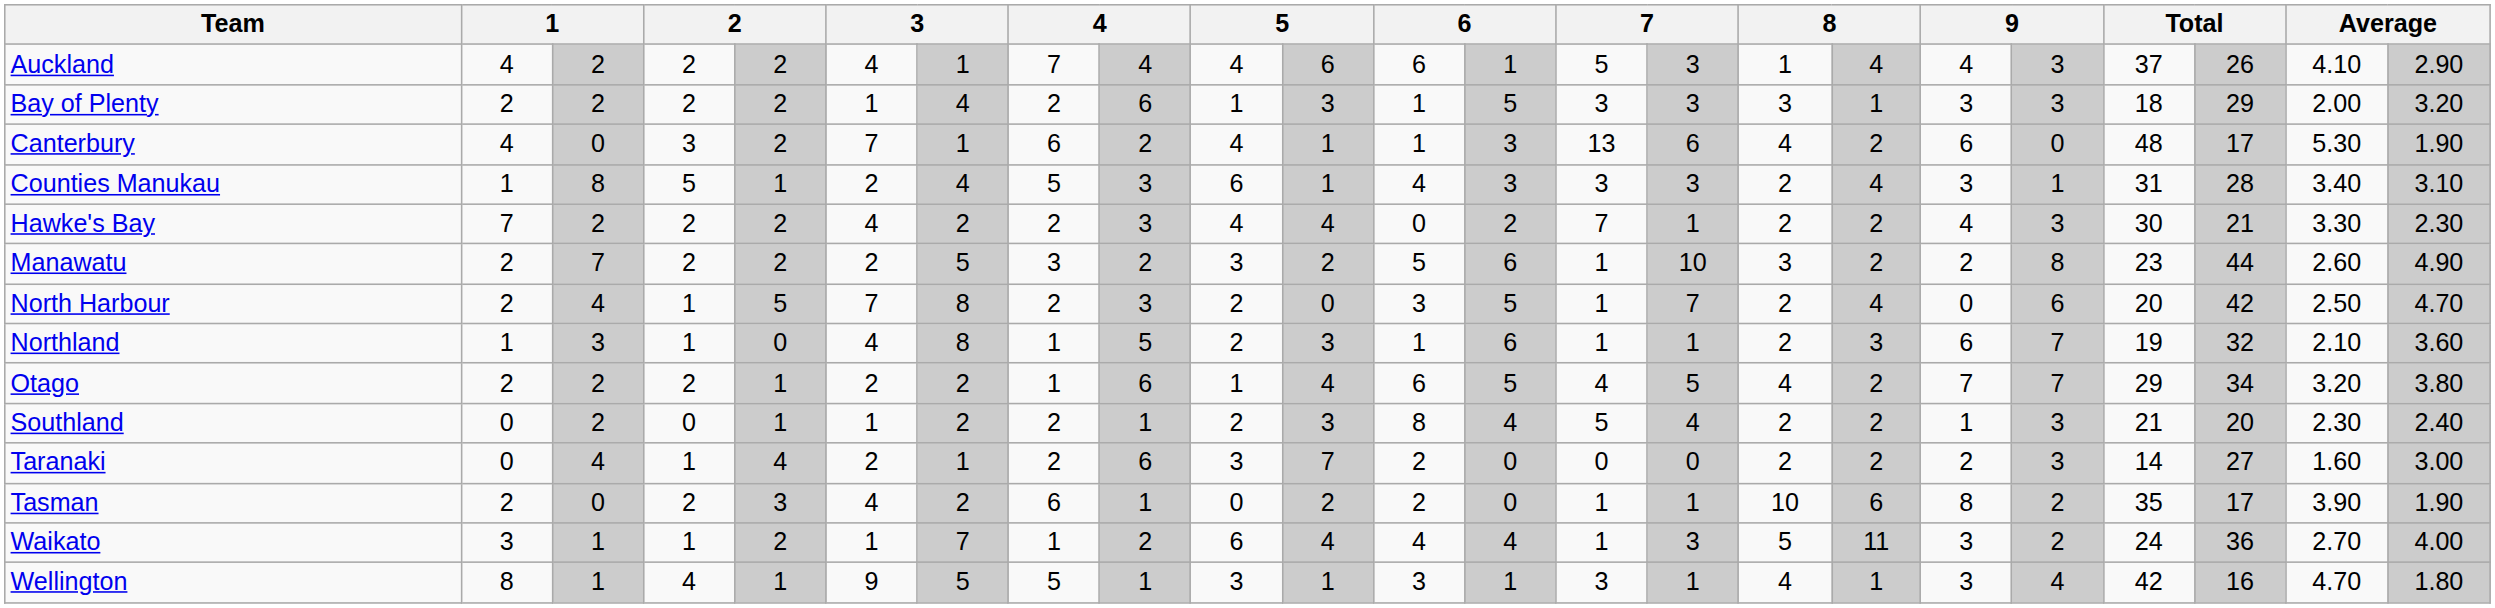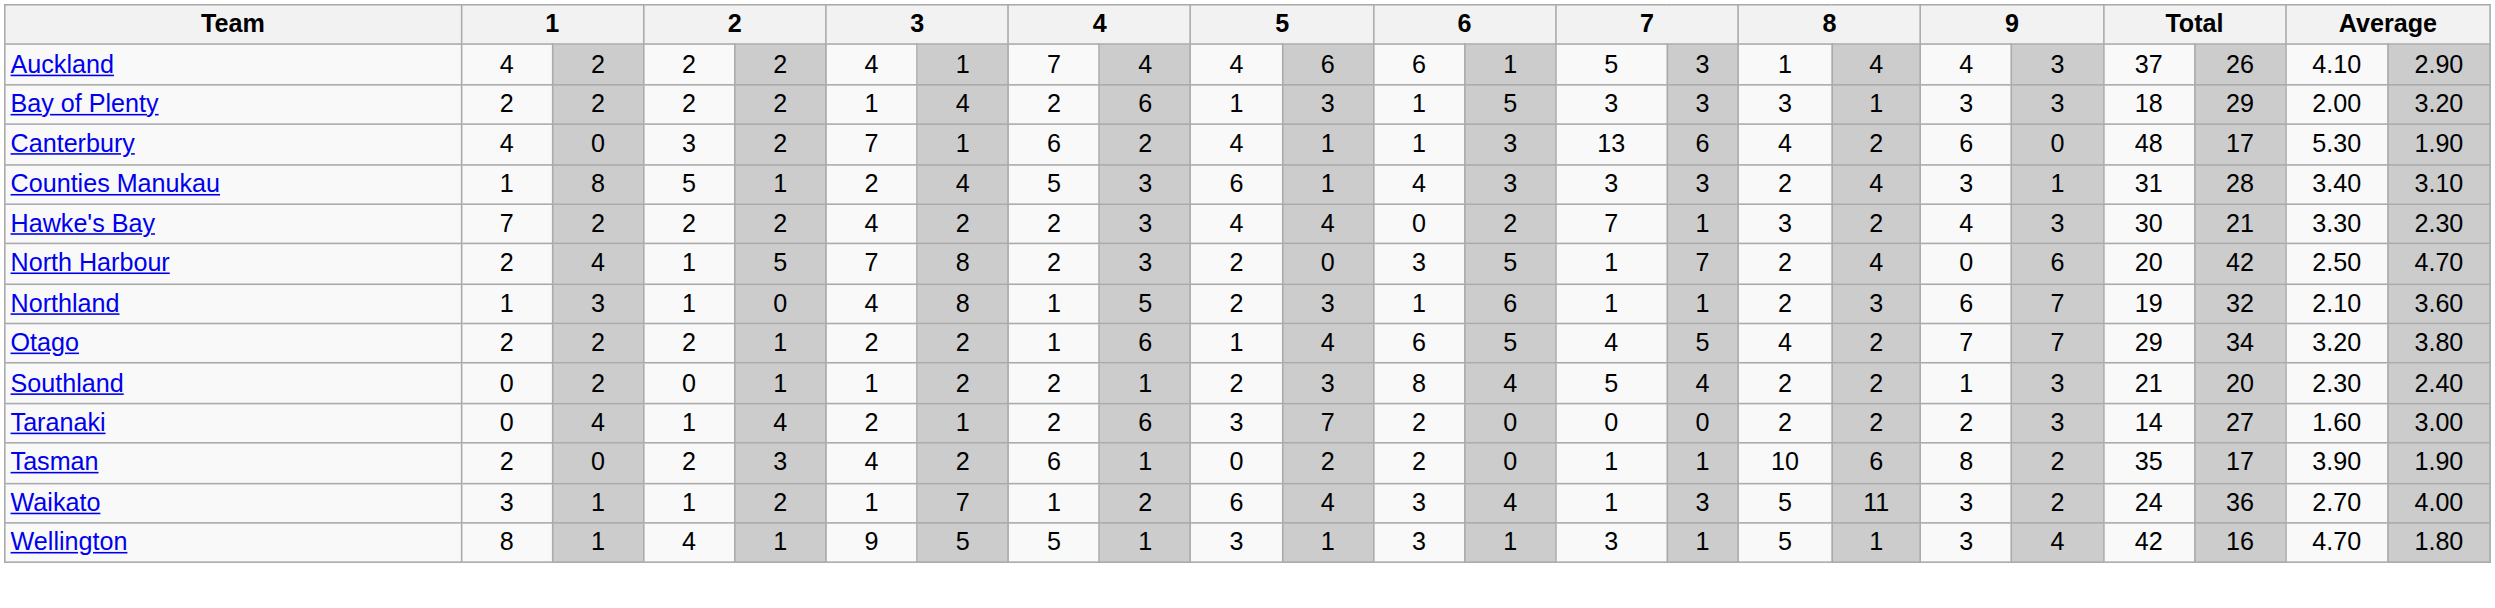(1785, 223) 2 -> (1785, 223) 3
- row: (69, 263)
(1419, 542) 4 -> (1419, 502) 3
(1785, 582) 4 -> (1785, 542) 5
